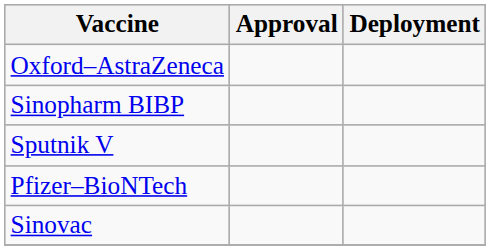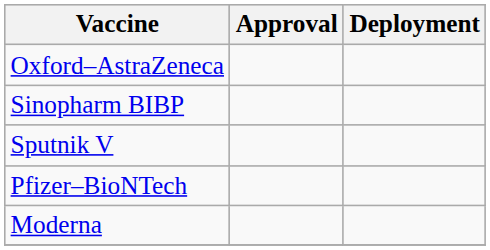+ row: (56, 225)
- row: (51, 225)
